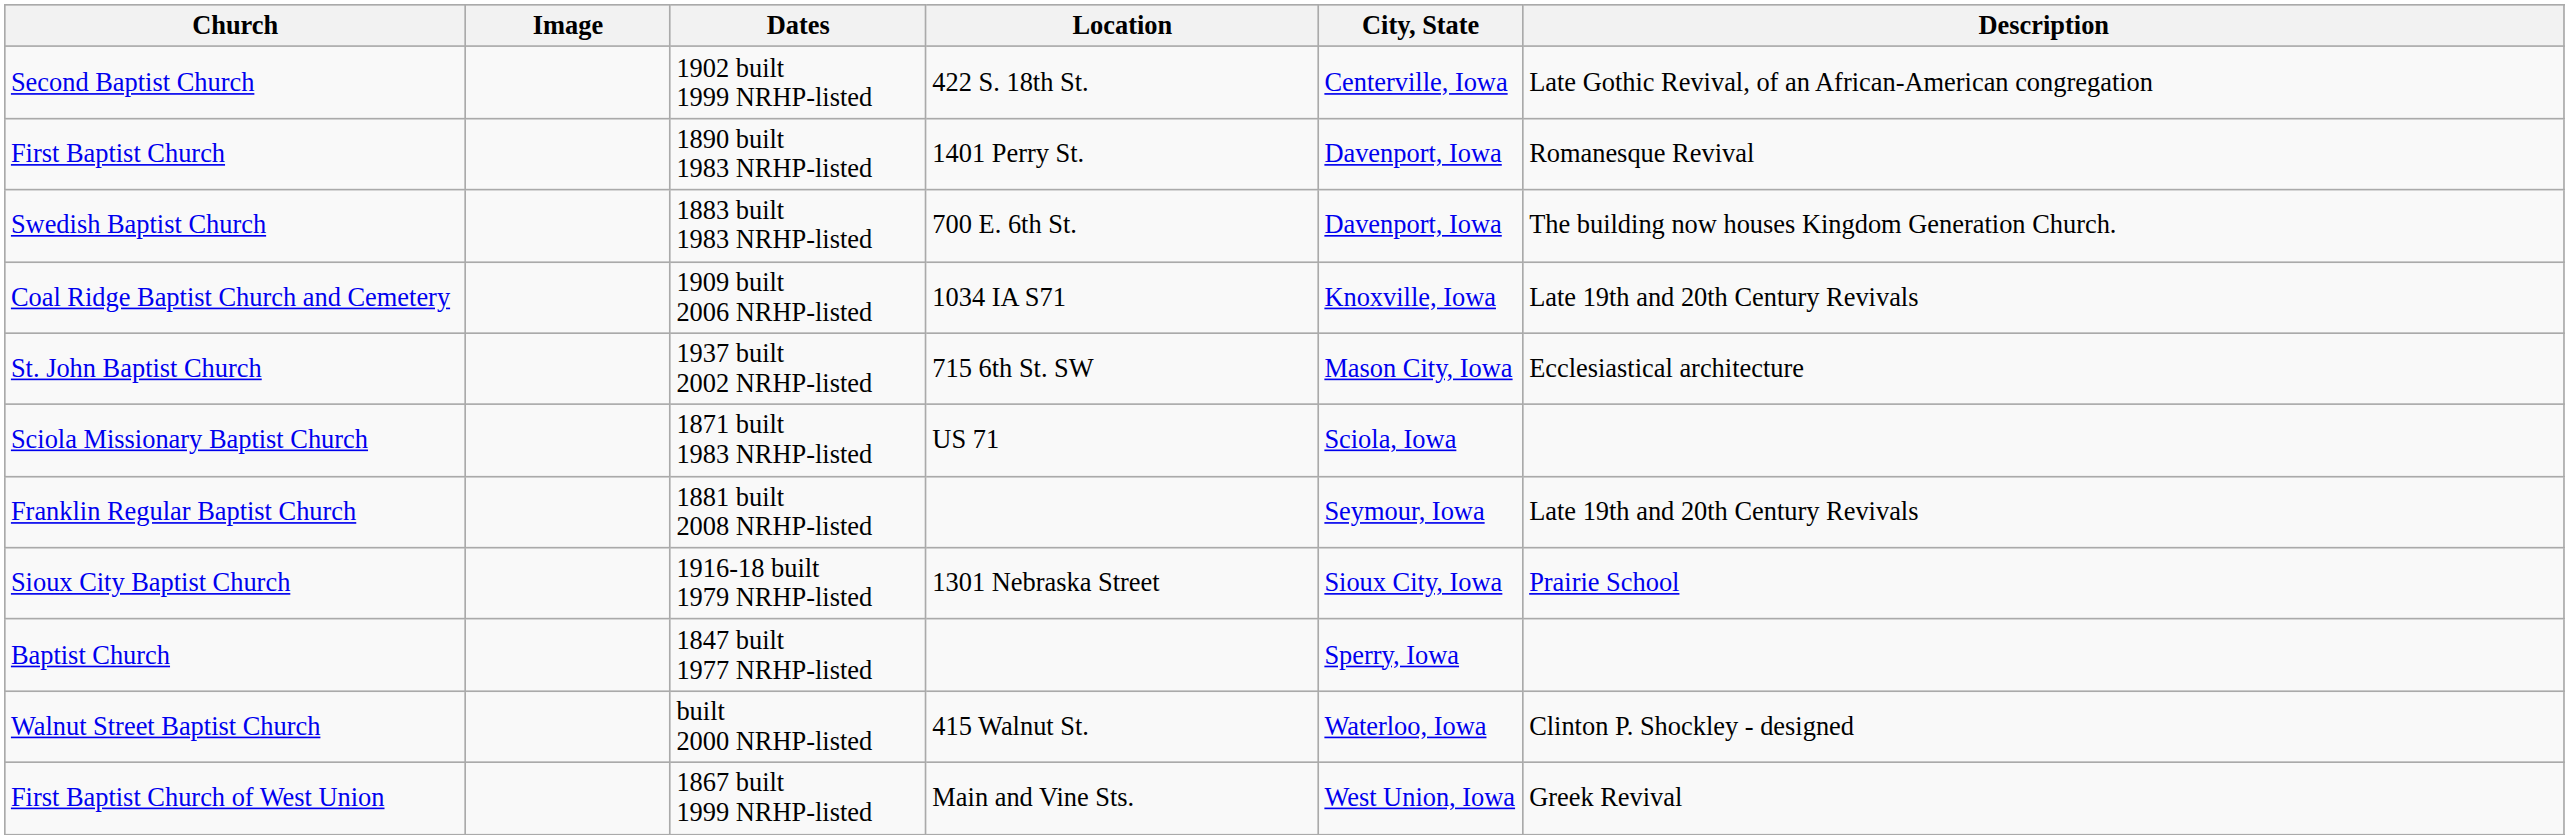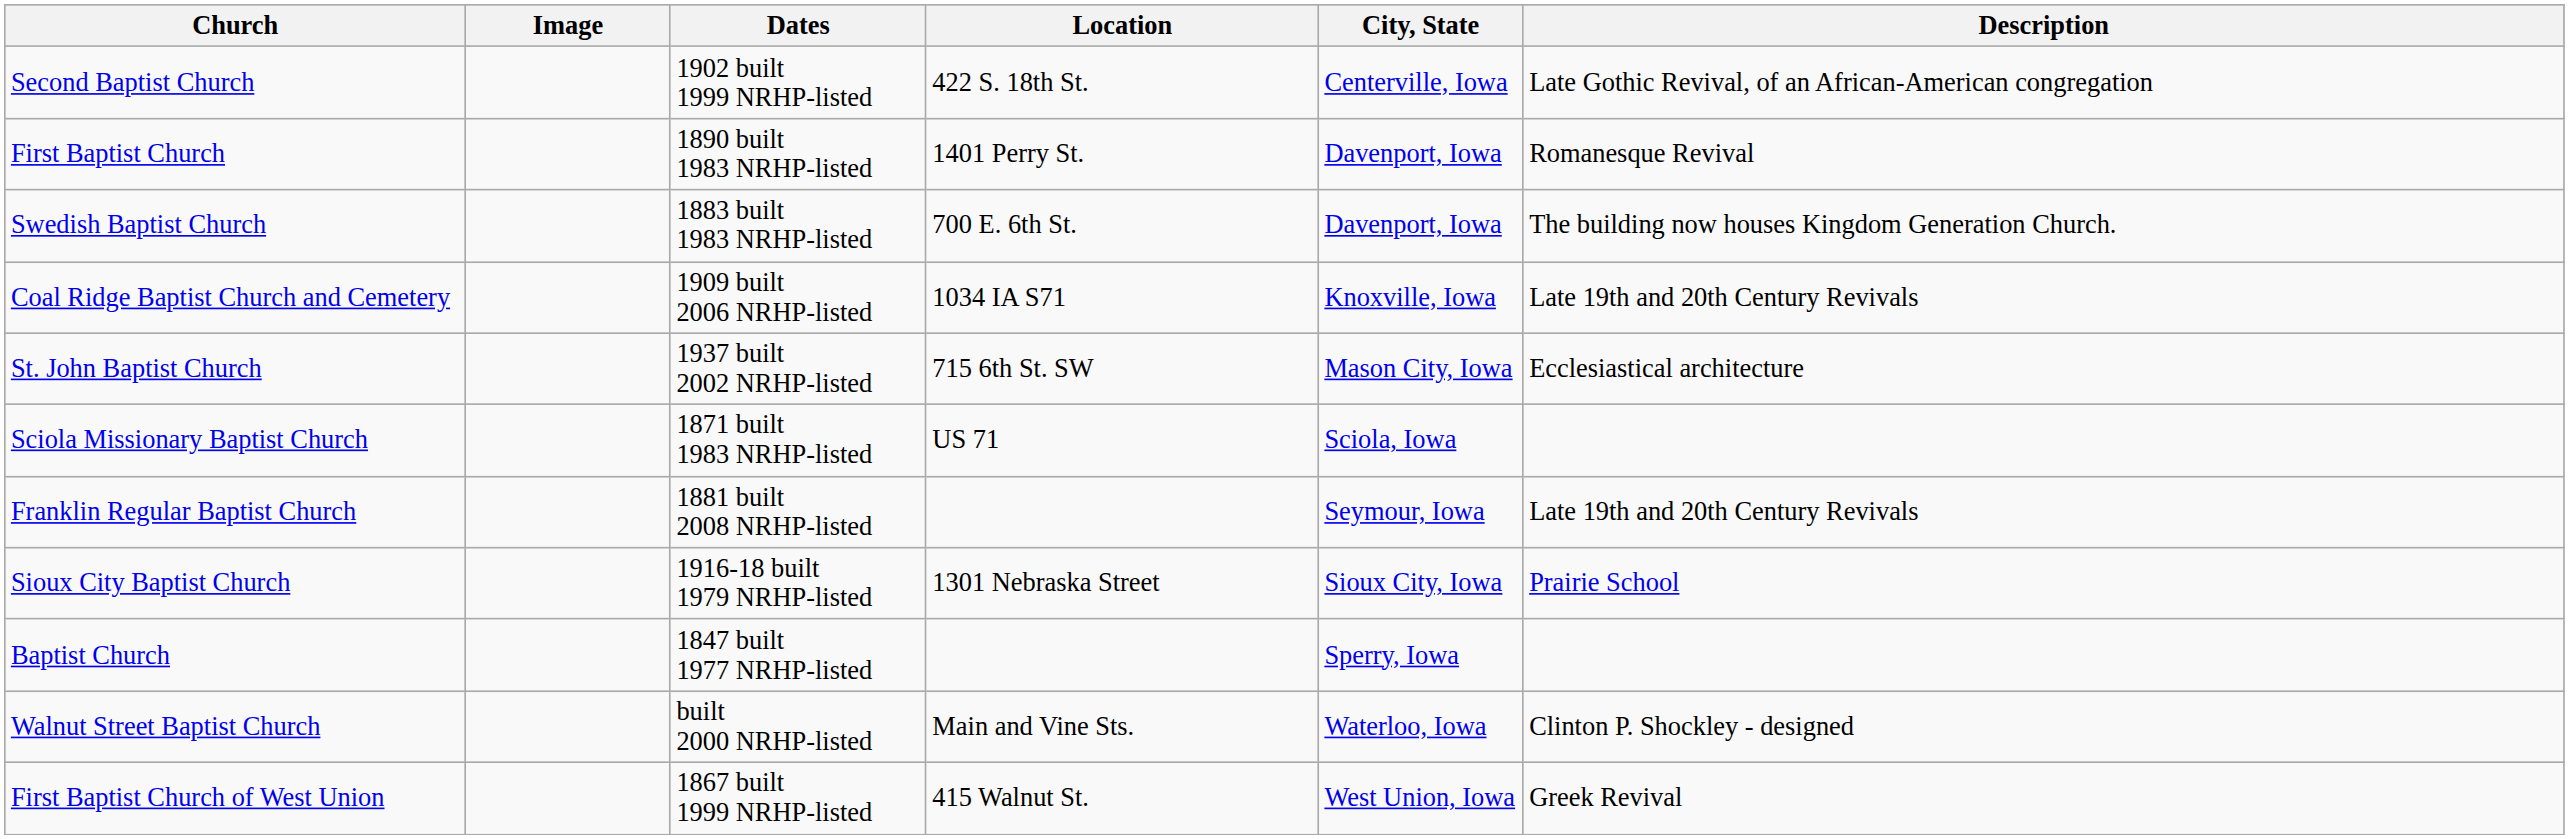(1011, 726) 415 Walnut St. -> (1033, 726) Main and Vine Sts.
(1033, 797) Main and Vine Sts. -> (1011, 797) 415 Walnut St.
